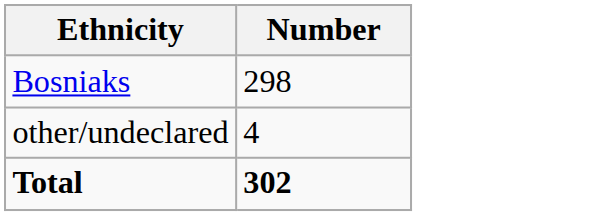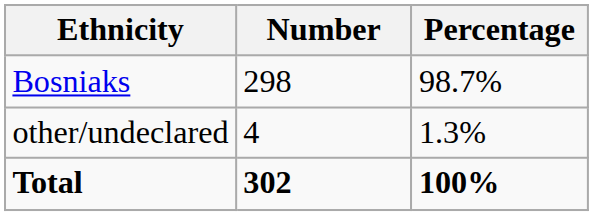+ column: (499, 30)
